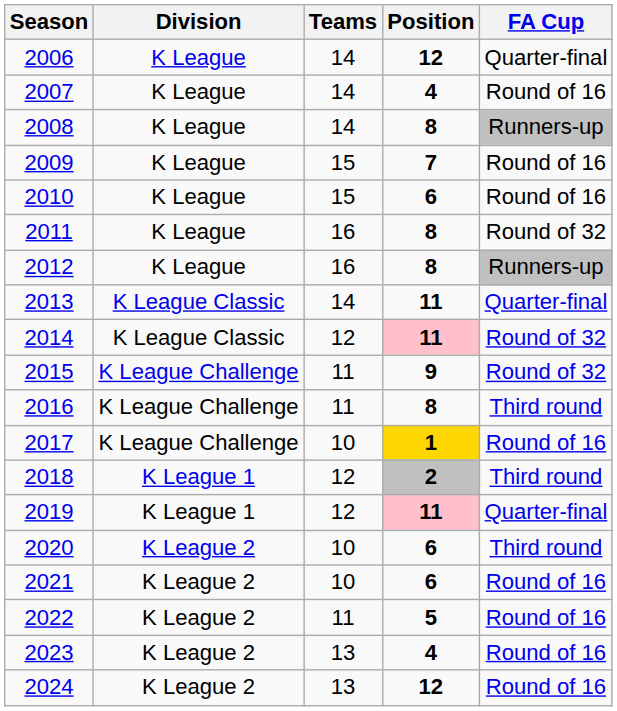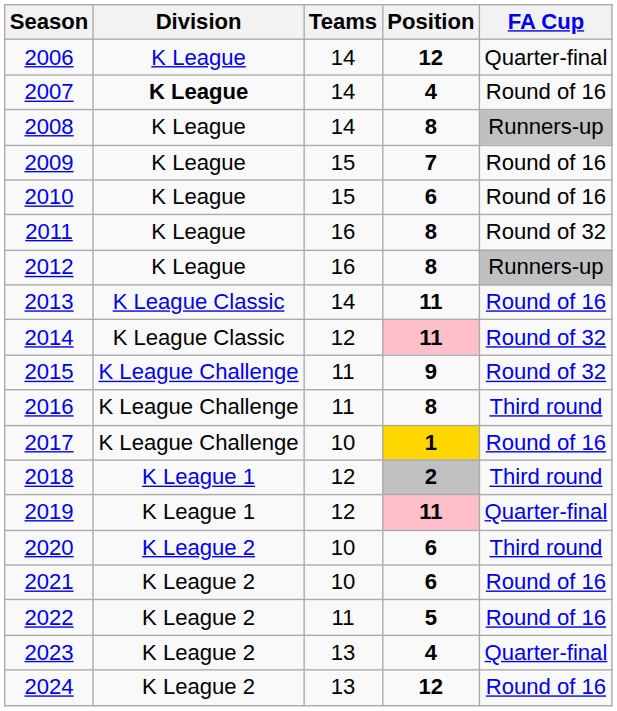(199, 92) normal -> (199, 92) bold
(546, 302) Quarter-final -> (546, 302) Round of 16
(546, 652) Round of 16 -> (546, 652) Quarter-final
